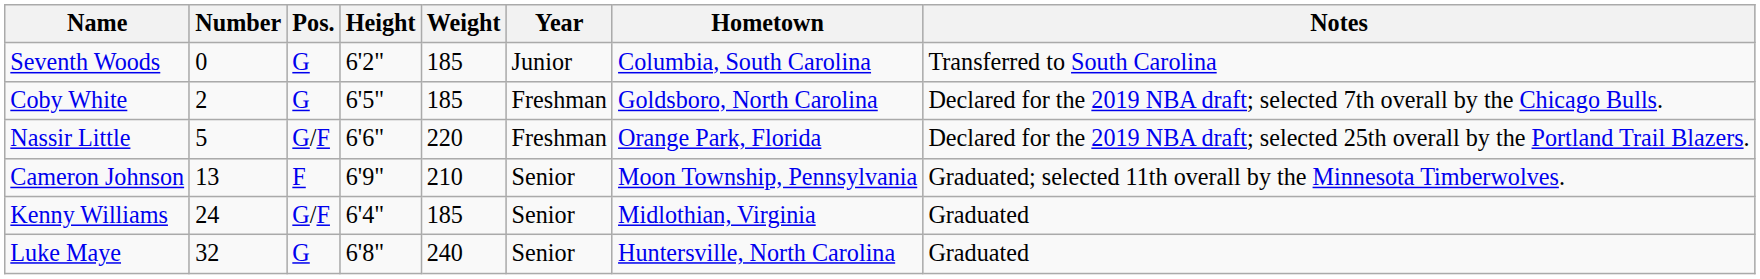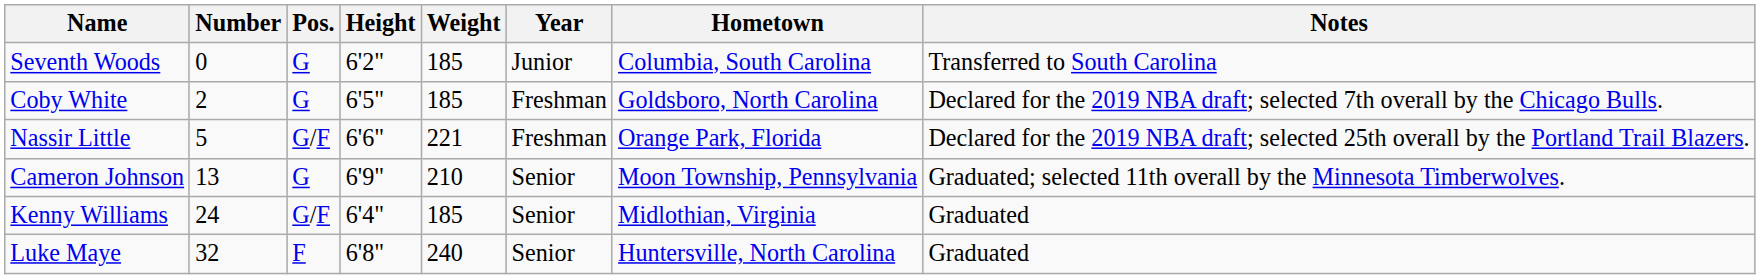(445, 138) 220 -> (445, 138) 221
(299, 176) F -> (301, 176) G
(301, 253) G -> (299, 253) F
